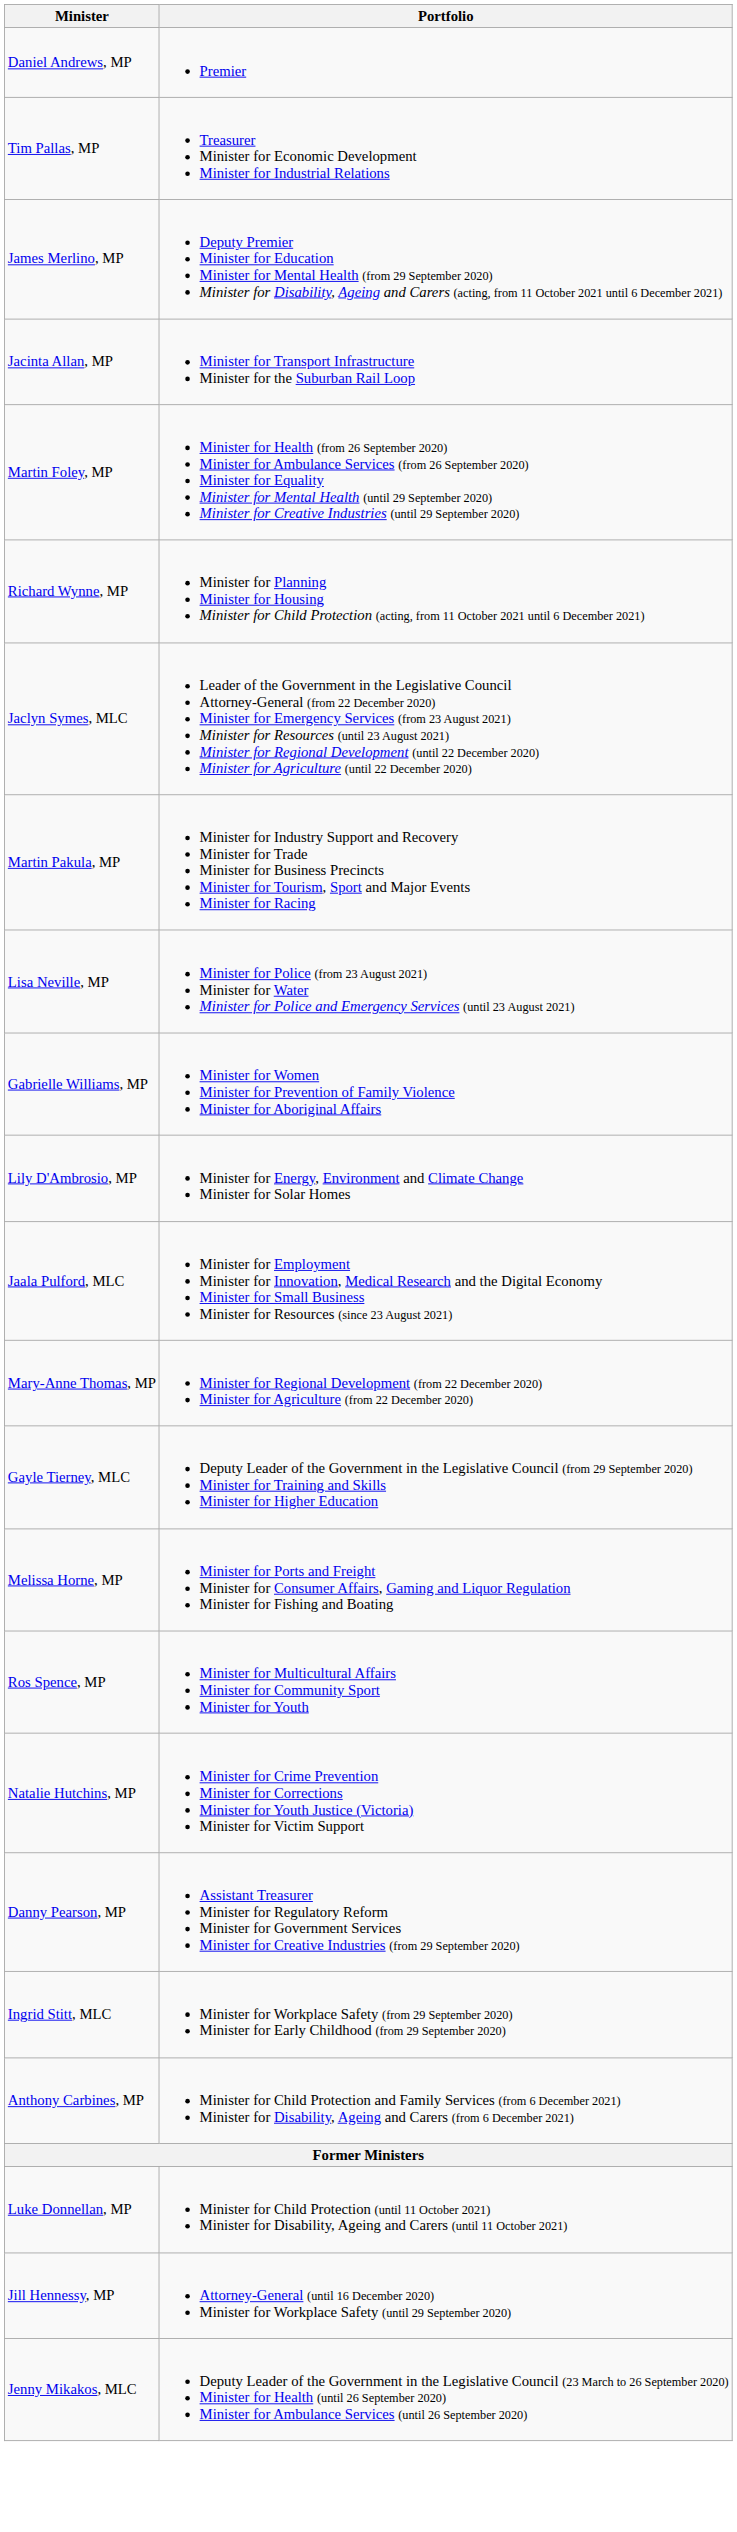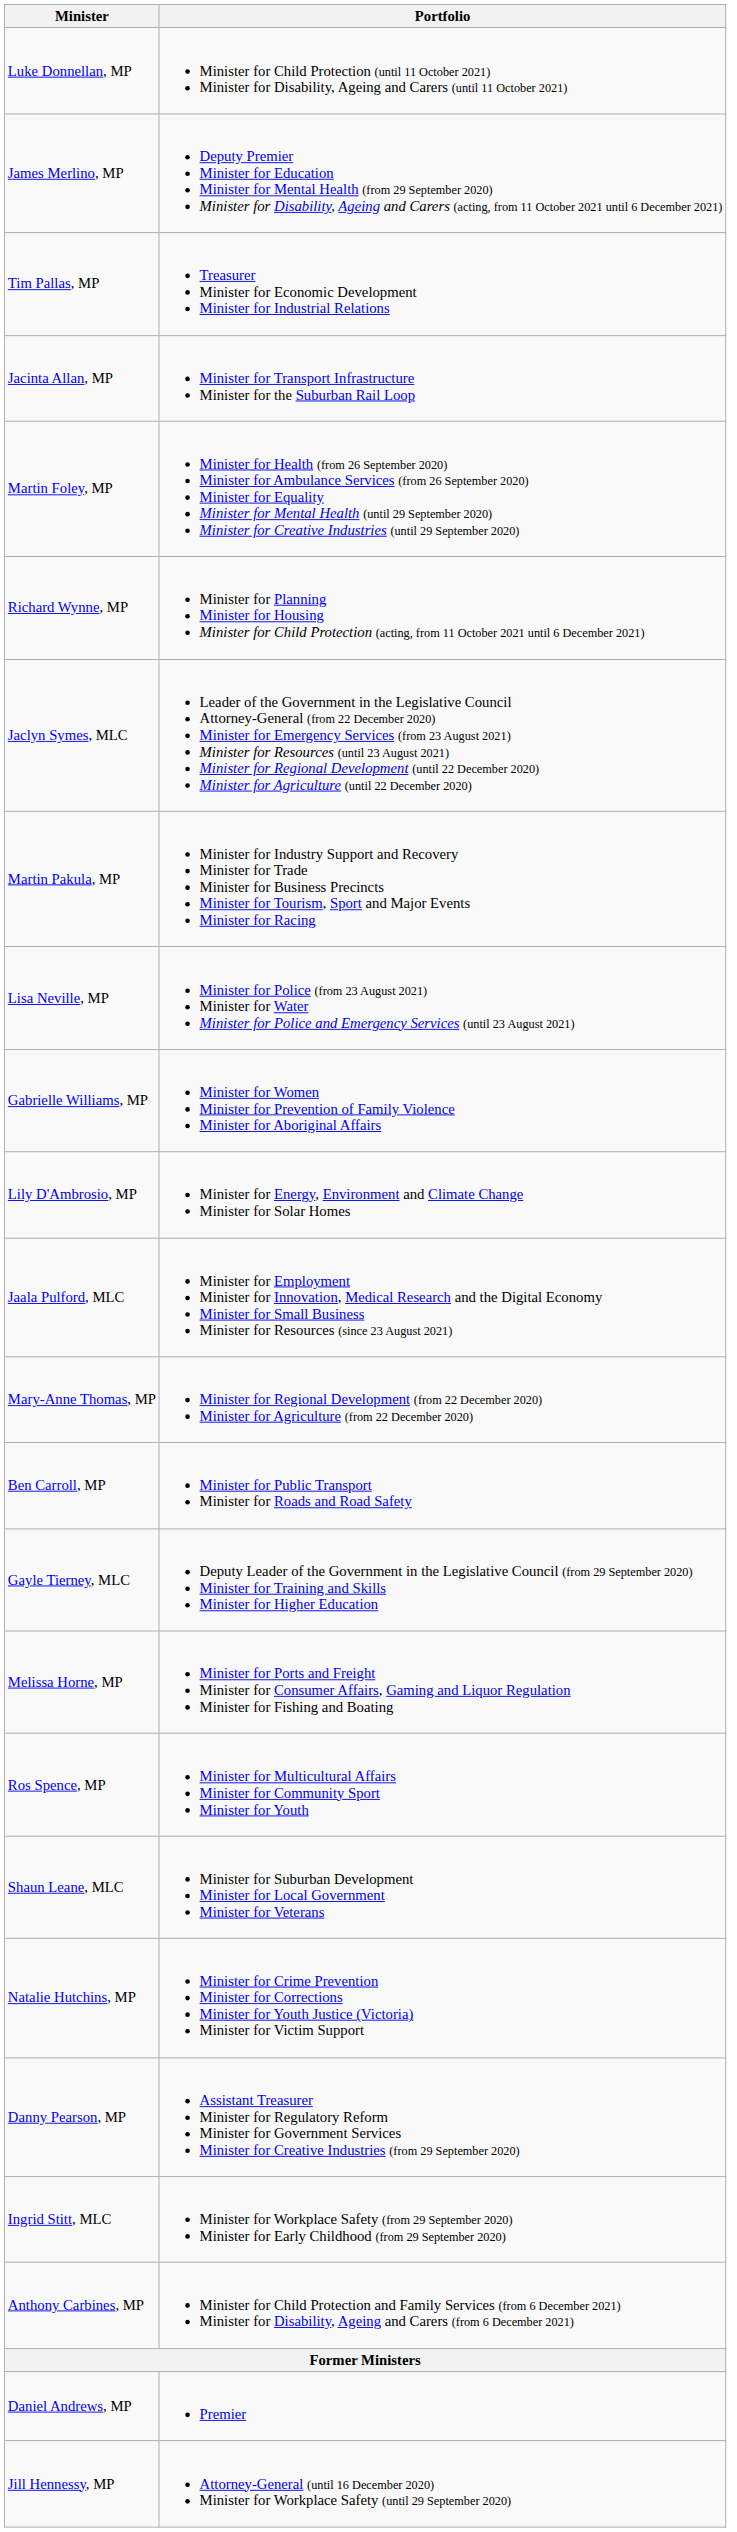rows swapped: (70, 62) <-> (70, 2209)
rows swapped: (66, 259) <-> (54, 148)
+ row: (57, 1485)
+ row: (66, 1887)
- row: (72, 2389)
